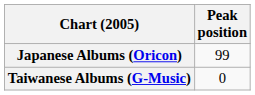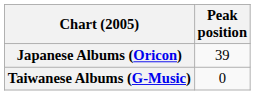(222, 55) 99 -> (222, 55) 39
